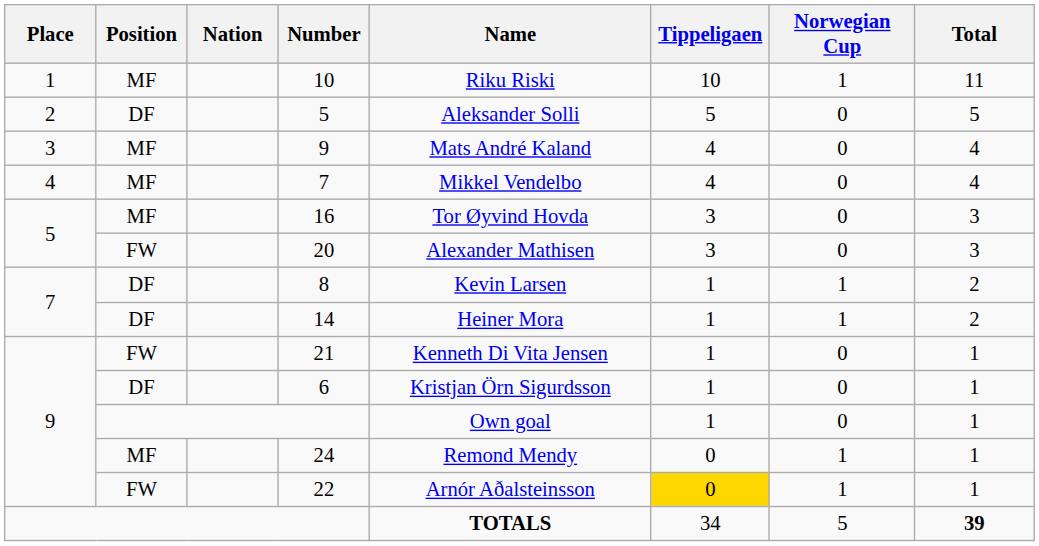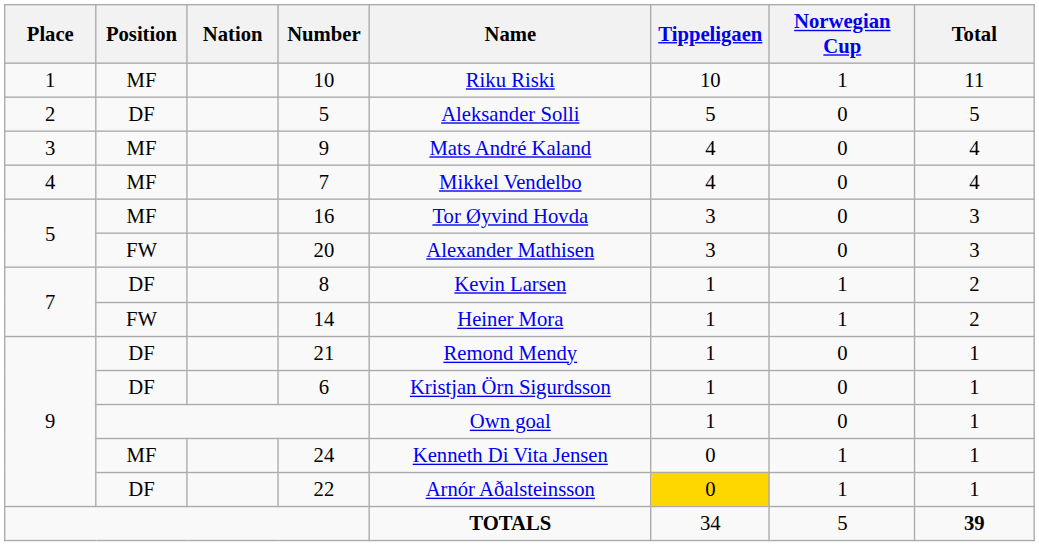(141, 318) DF -> (141, 318) FW
(141, 352) FW -> (141, 352) DF
(510, 352) Kenneth Di Vita Jensen -> (510, 352) Remond Mendy
(510, 455) Remond Mendy -> (510, 455) Kenneth Di Vita Jensen
(141, 489) FW -> (141, 489) DF
